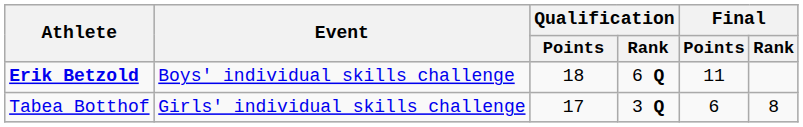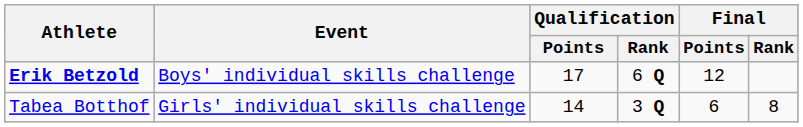(574, 77) 18 -> (574, 77) 17
(714, 77) 11 -> (714, 77) 12
(574, 107) 17 -> (574, 107) 14
